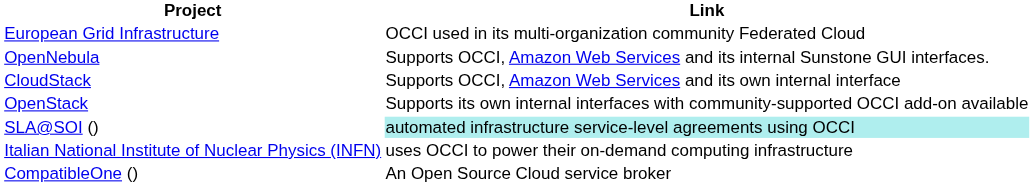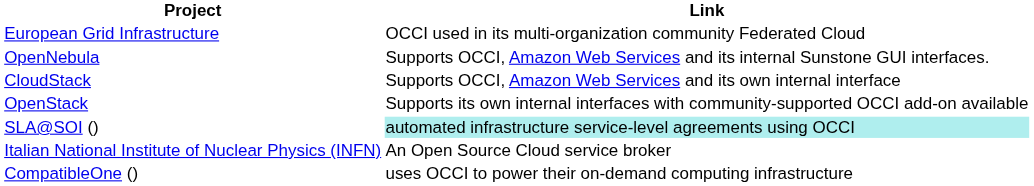(619, 150) uses OCCI to power their on-demand computing infrastructure -> (528, 150) An Open Source Cloud service broker
(528, 173) An Open Source Cloud service broker -> (619, 173) uses OCCI to power their on-demand computing infrastructure
